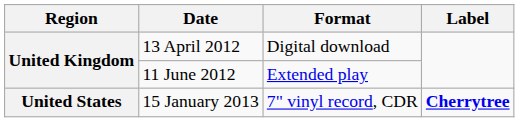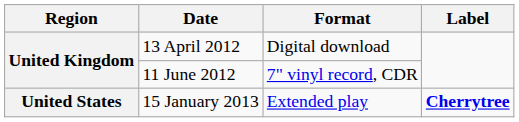(317, 74) Extended play -> (342, 74) 7" vinyl record, CDR
(342, 102) 7" vinyl record, CDR -> (317, 102) Extended play
